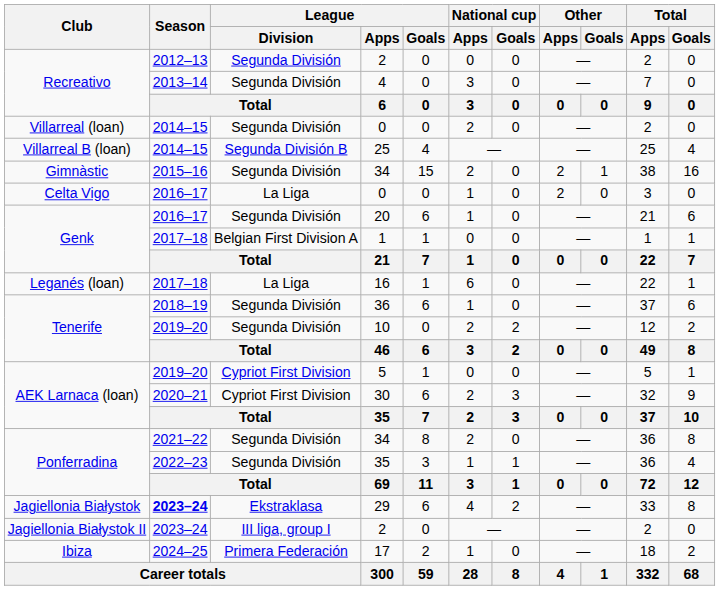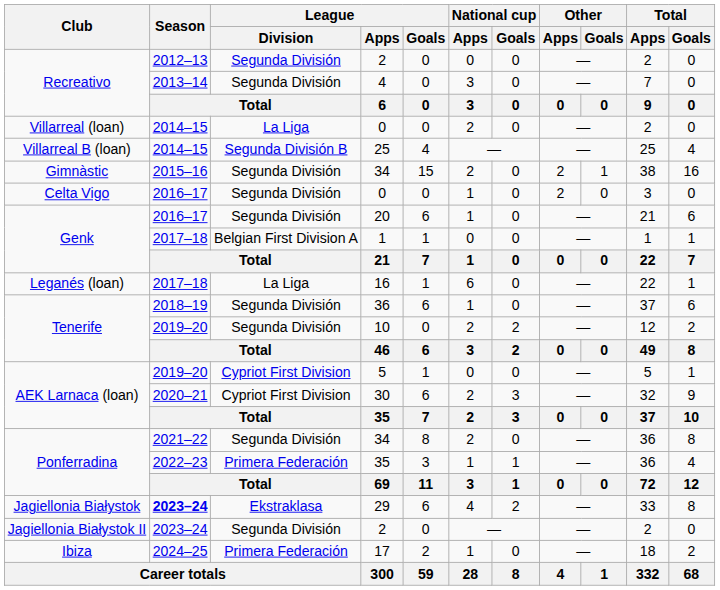(286, 127) Segunda División -> (286, 127) La Liga
(286, 194) La Liga -> (286, 194) Segunda División
(286, 462) Segunda División -> (286, 462) Primera Federación
(286, 529) III liga, group I -> (286, 529) Segunda División
